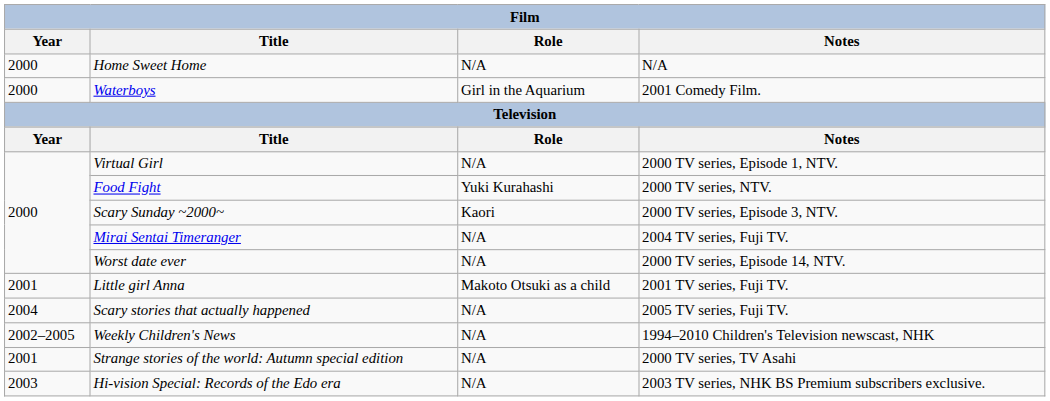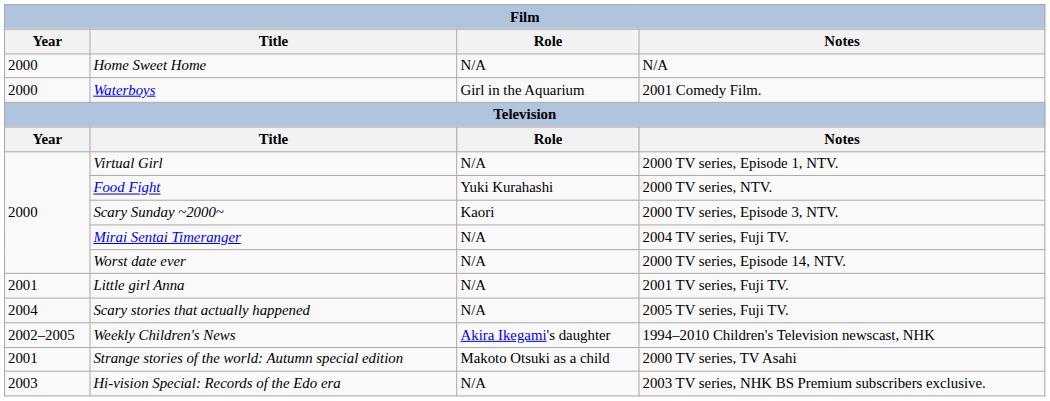(536, 286) Makoto Otsuki as a child -> (473, 286) N/A
(474, 335) N/A -> (536, 335) Akira Ikegami's daughter
(474, 359) N/A -> (535, 359) Makoto Otsuki as a child
